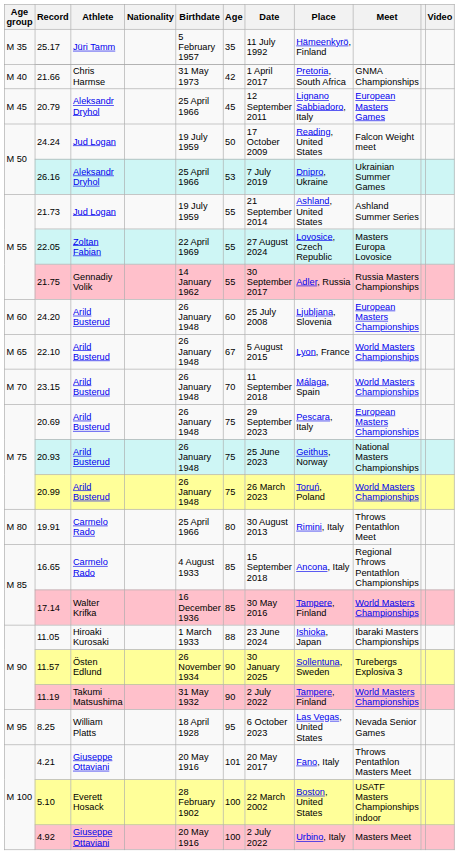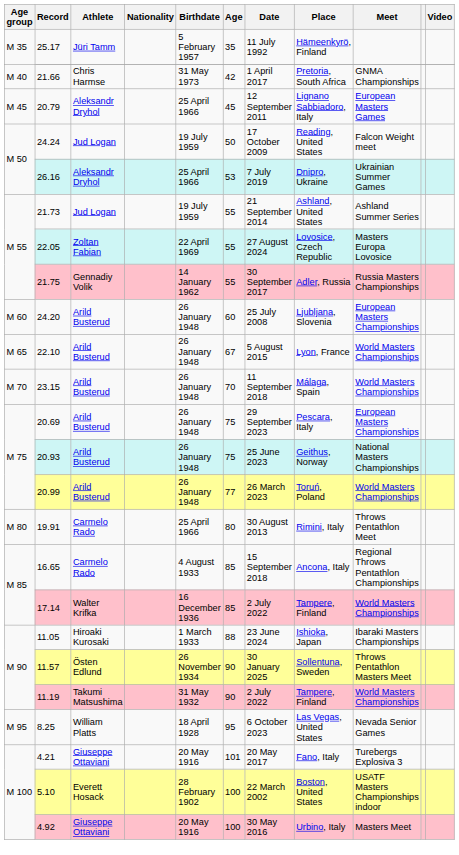(230, 492) 75 -> (230, 492) 77
(262, 608) 30 May 2016 -> (259, 608) 2 July 2022
(379, 668) Turebergs Explosiva 3 -> (383, 668) Throws Pentathlon Masters Meet
(383, 762) Throws Pentathlon Masters Meet -> (379, 757) Turebergs Explosiva 3
(259, 838) 2 July 2022 -> (262, 827) 30 May 2016
